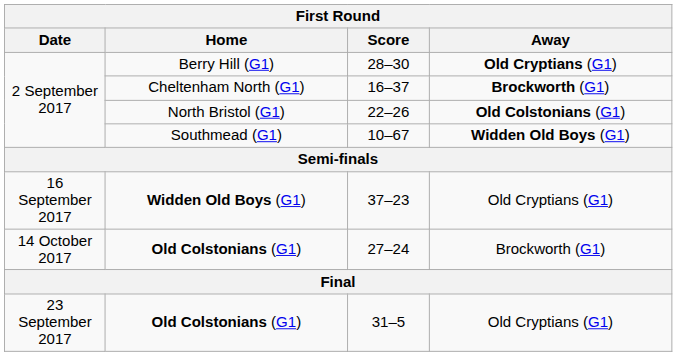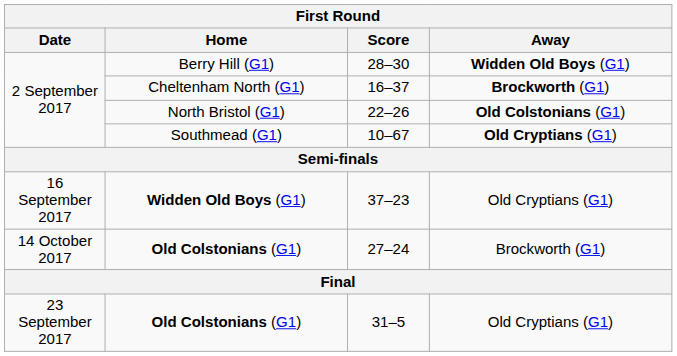(550, 64) Old Cryptians (G1) -> (550, 64) Widden Old Boys (G1)
(550, 135) Widden Old Boys (G1) -> (550, 135) Old Cryptians (G1)
